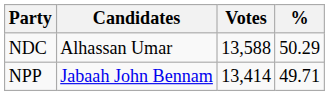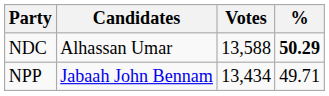(300, 47) normal -> (300, 47) bold
(246, 76) 13,414 -> (246, 76) 13,434
